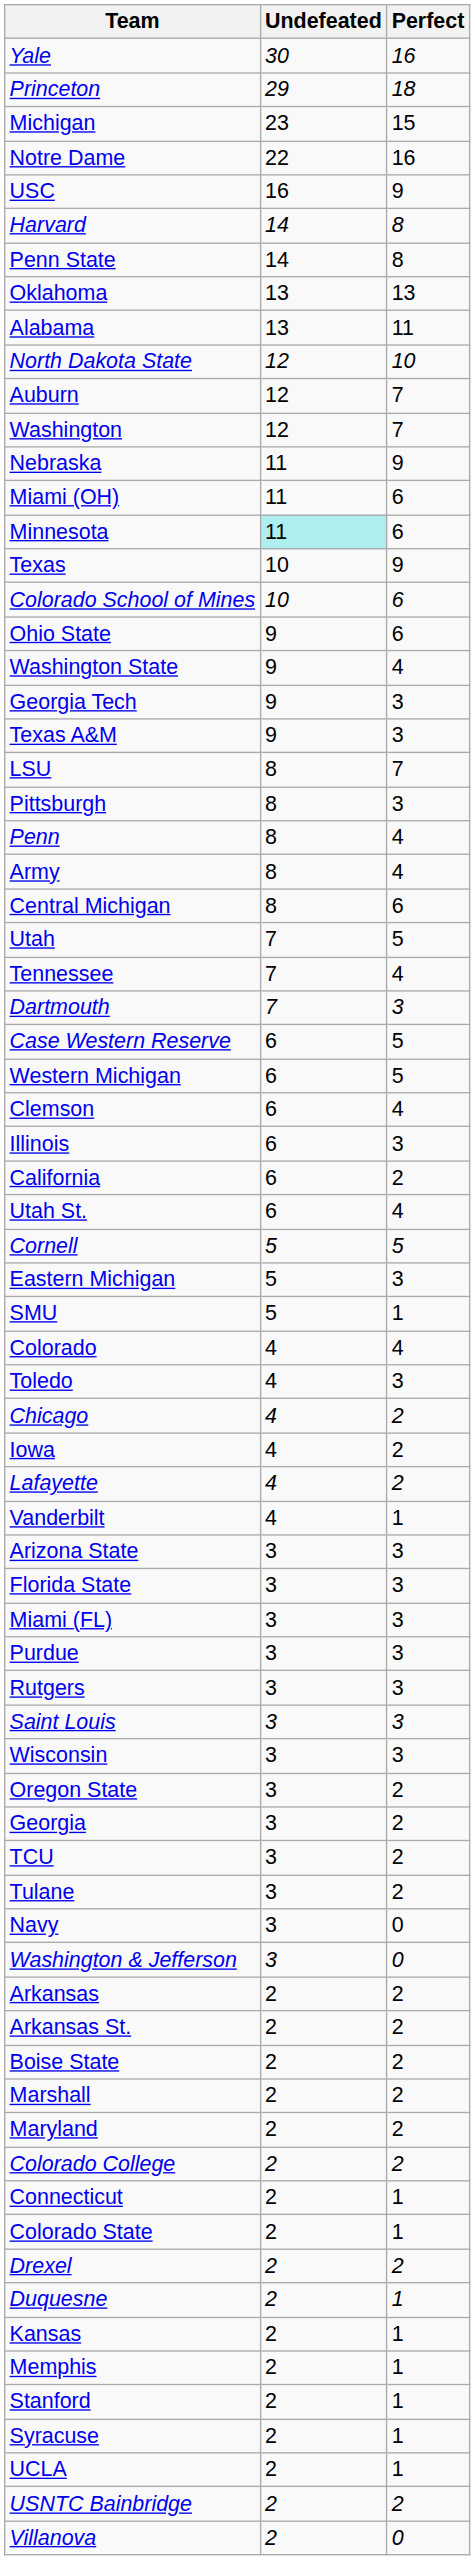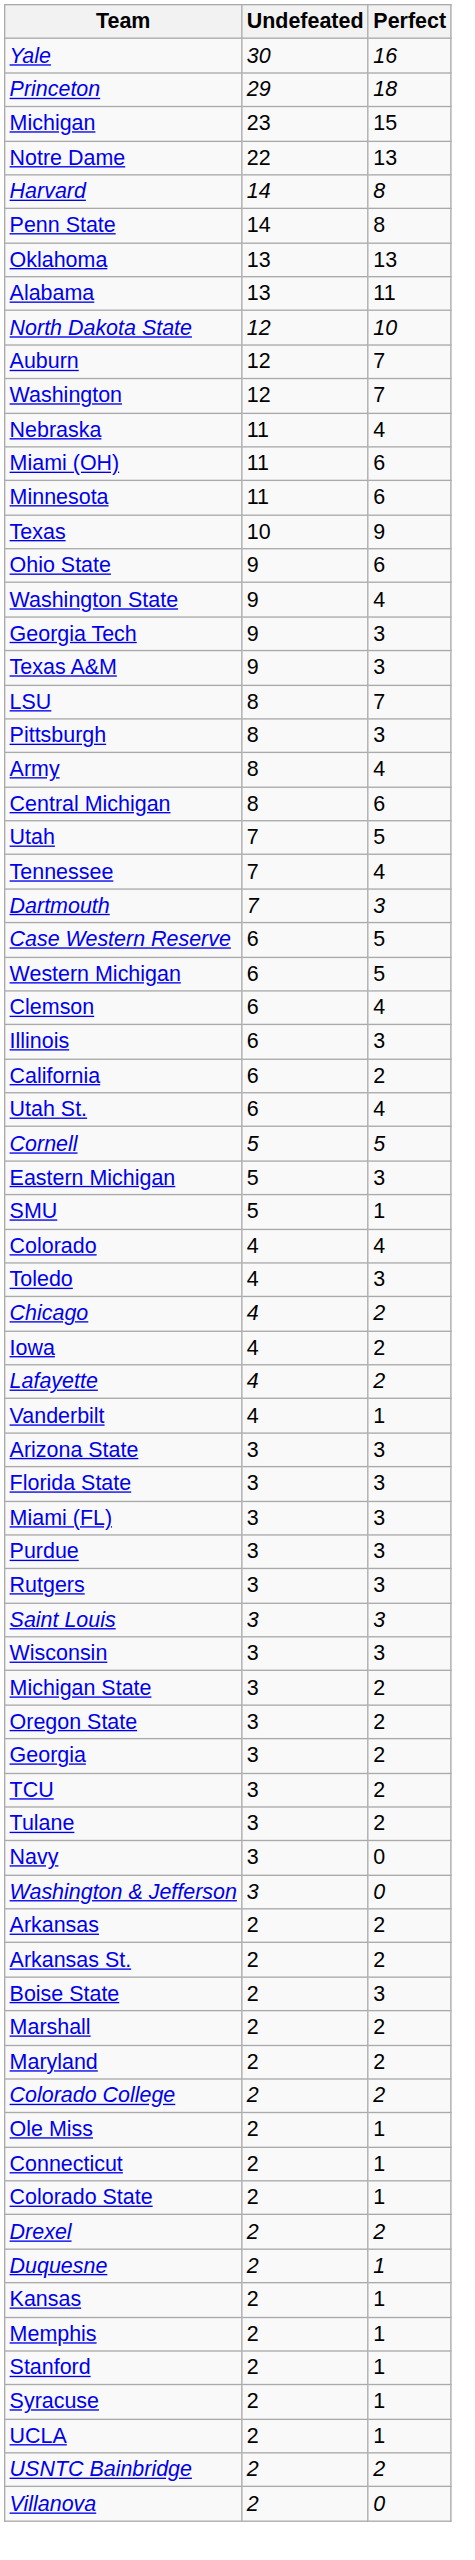(404, 157) 16 -> (385, 157) 13
- row: (32, 191)
(398, 463) 9 -> (379, 429) 4
(276, 531) paleturquoise background -> (258, 497) no background
- row: (132, 599)
- row: (35, 837)
+ row: (81, 1687)
(398, 2061) 2 -> (379, 1993) 3
+ row: (51, 2129)
